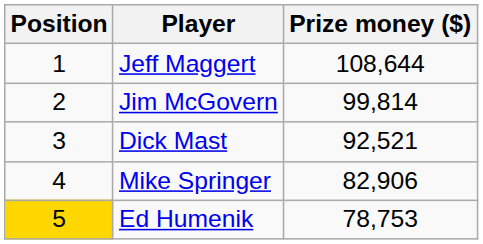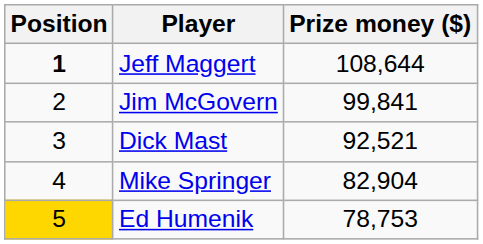(59, 63) normal -> (59, 63) bold
(380, 102) 99,814 -> (380, 102) 99,841
(380, 180) 82,906 -> (380, 180) 82,904
